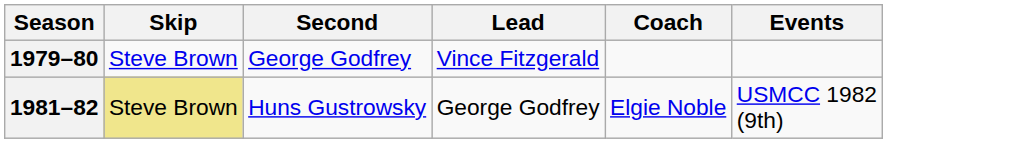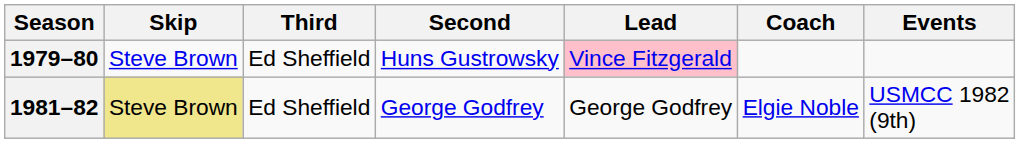+ column: (309, 22)
(330, 58) George Godfrey -> (470, 58) Huns Gustrowsky
(518, 58) no background -> (651, 58) pink background
(337, 107) Huns Gustrowsky -> (462, 107) George Godfrey
